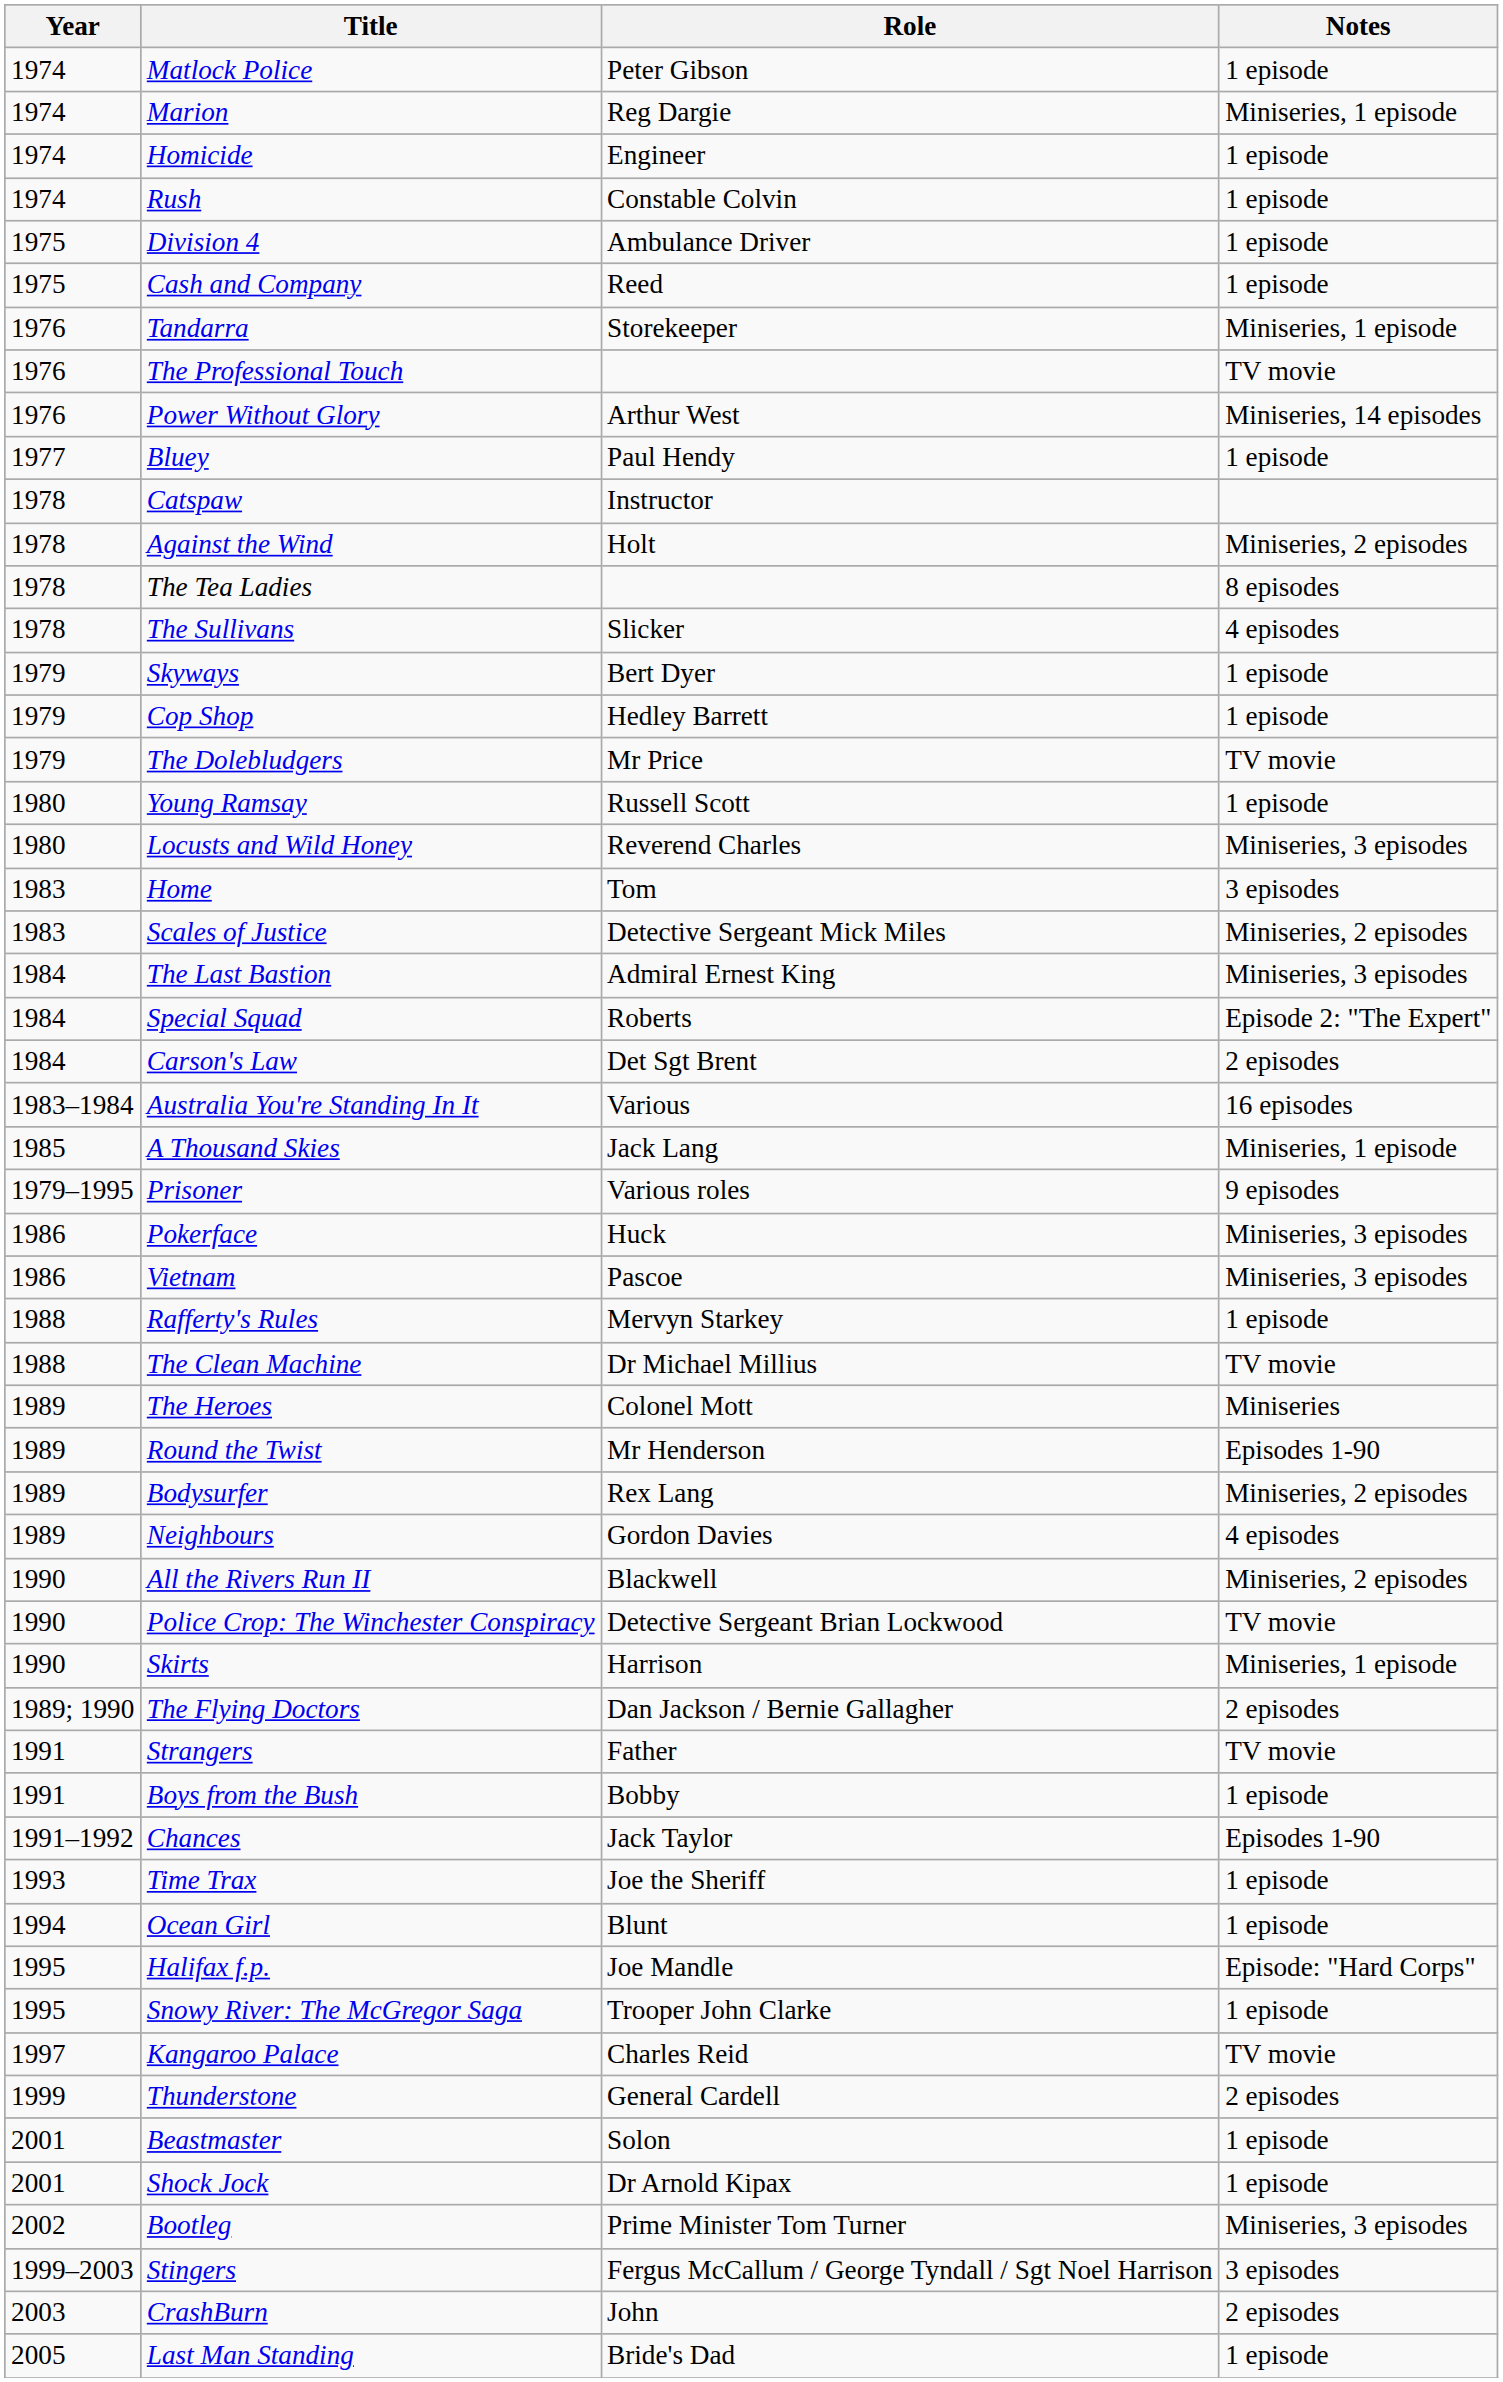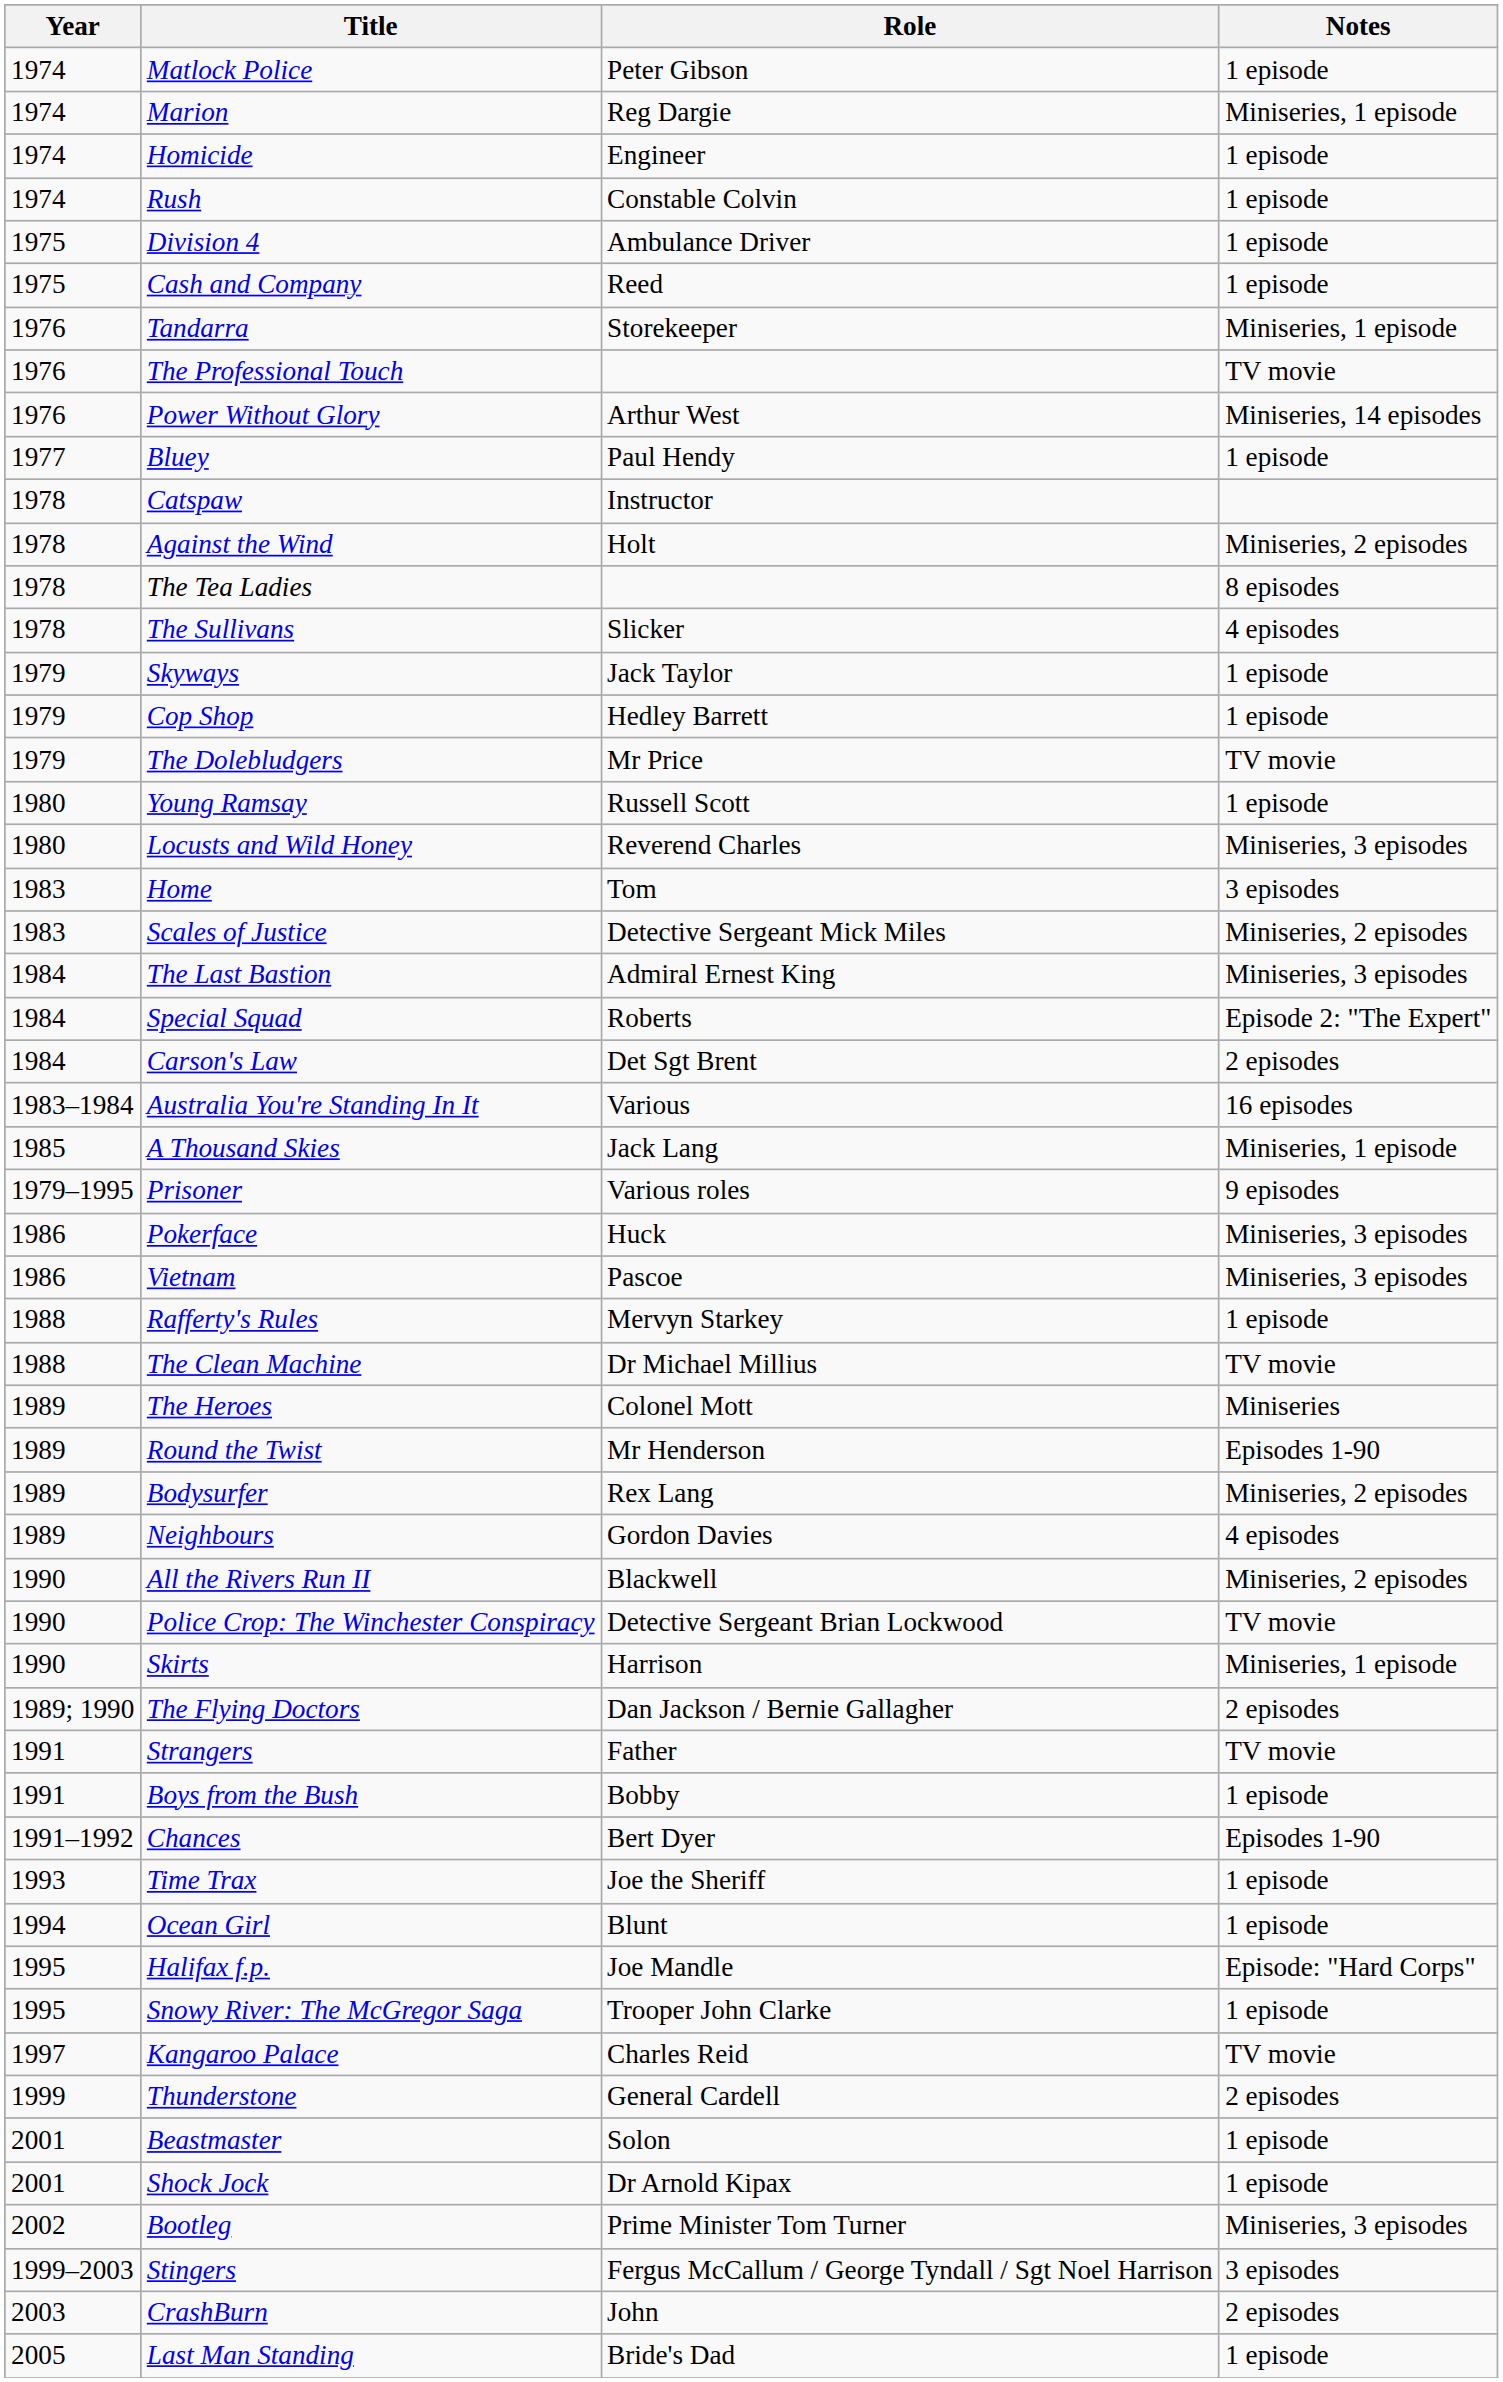(661, 673) Bert Dyer -> (670, 673) Jack Taylor
(670, 1837) Jack Taylor -> (661, 1837) Bert Dyer
